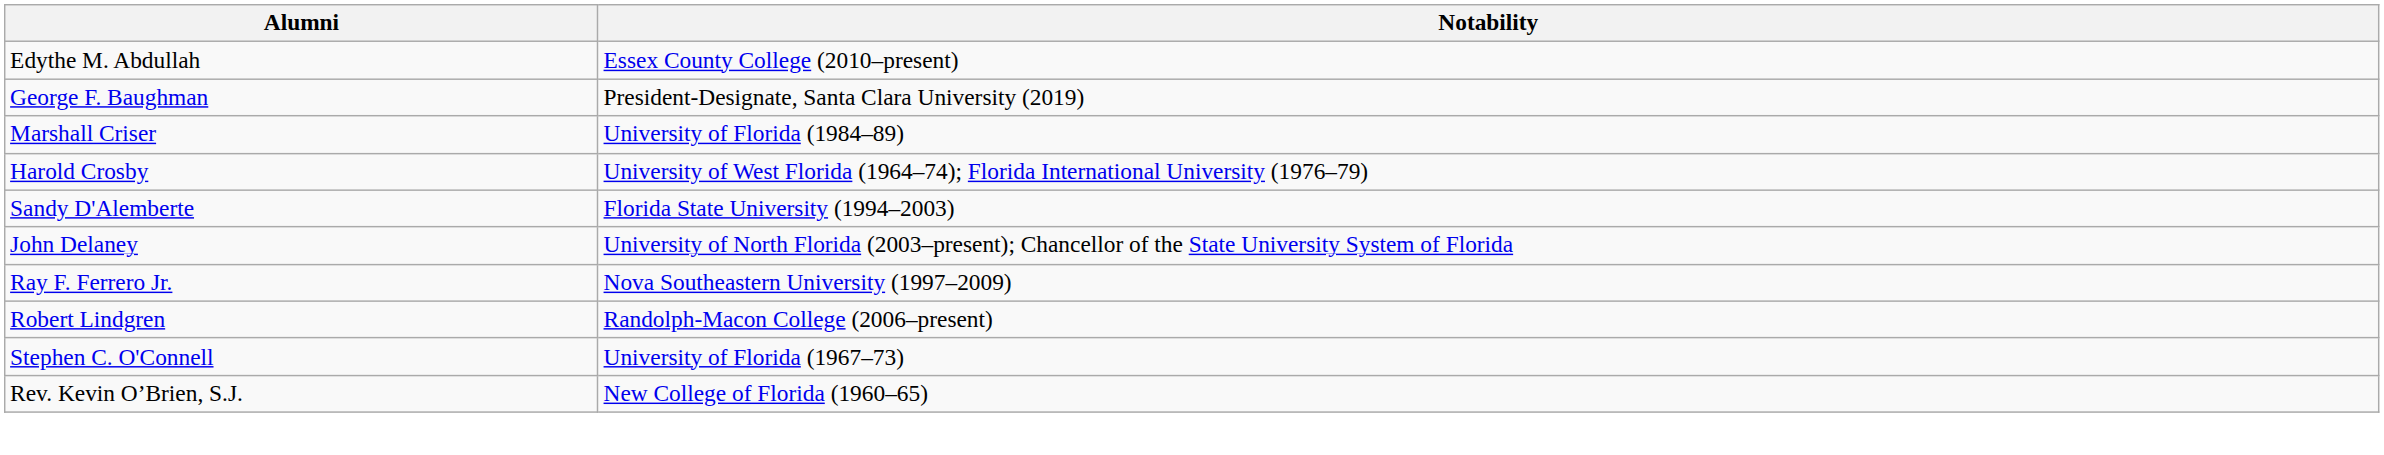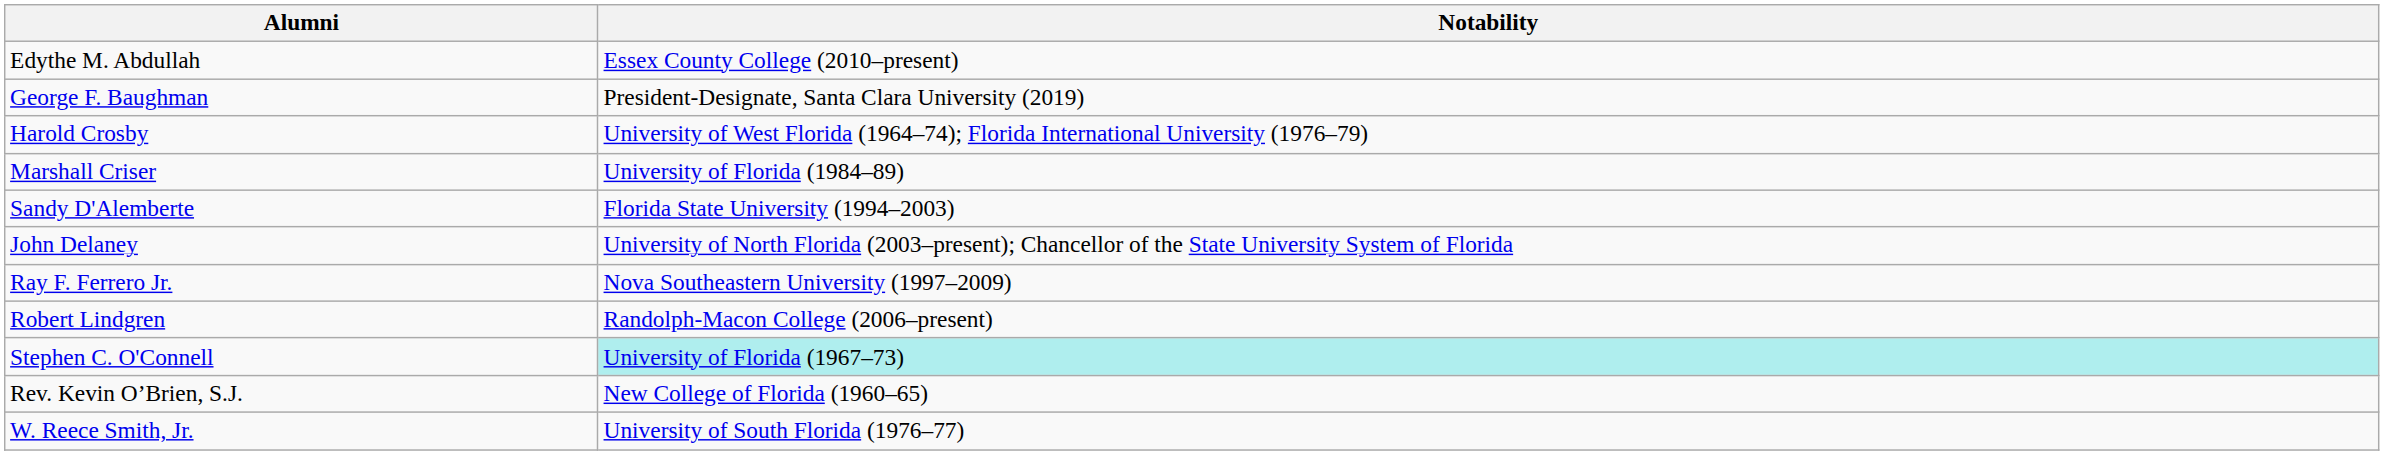rows swapped: (83, 134) <-> (79, 171)
(754, 356) no background -> (754, 356) paleturquoise background
+ row: (102, 430)
